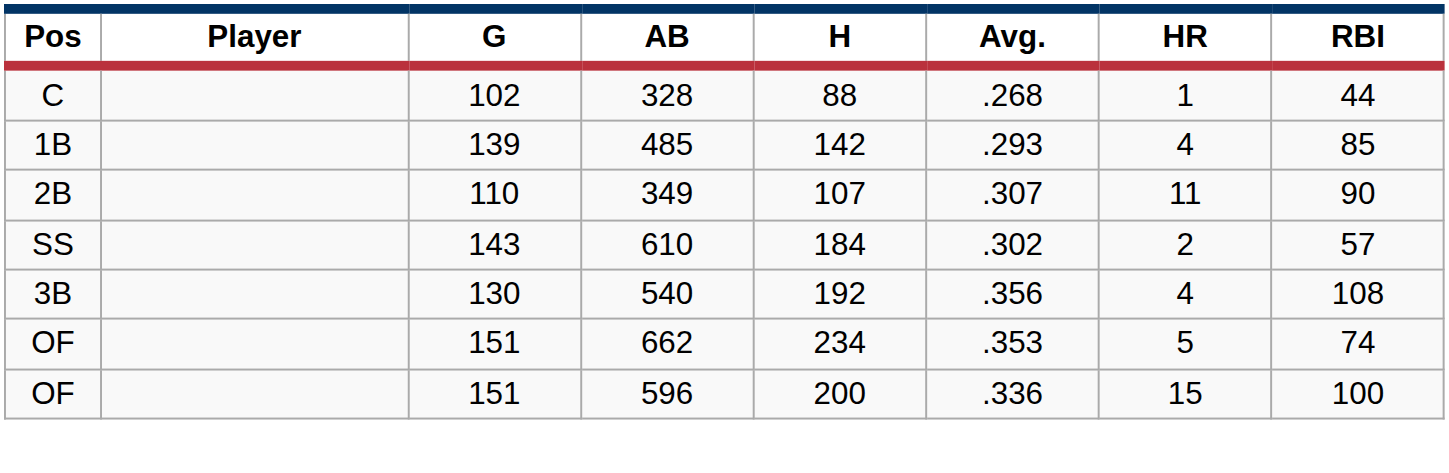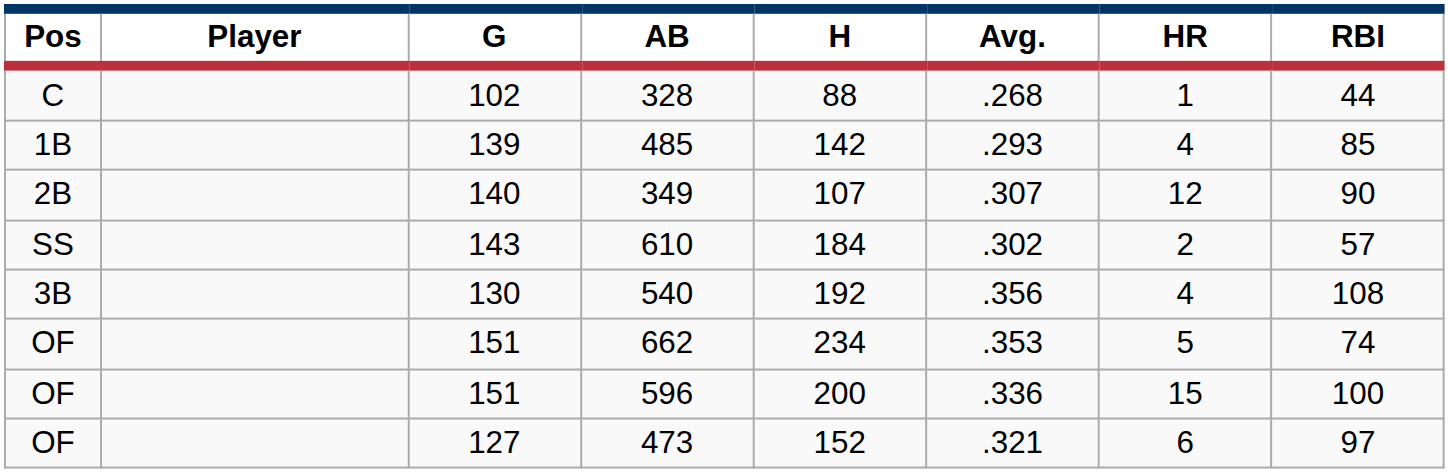(494, 194) 110 -> (494, 194) 140
(1185, 194) 11 -> (1185, 194) 12
+ row: (667, 442)
